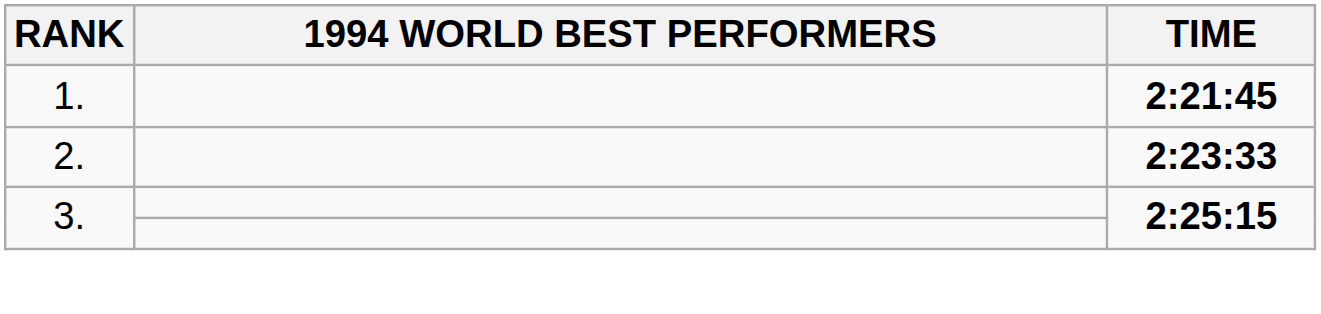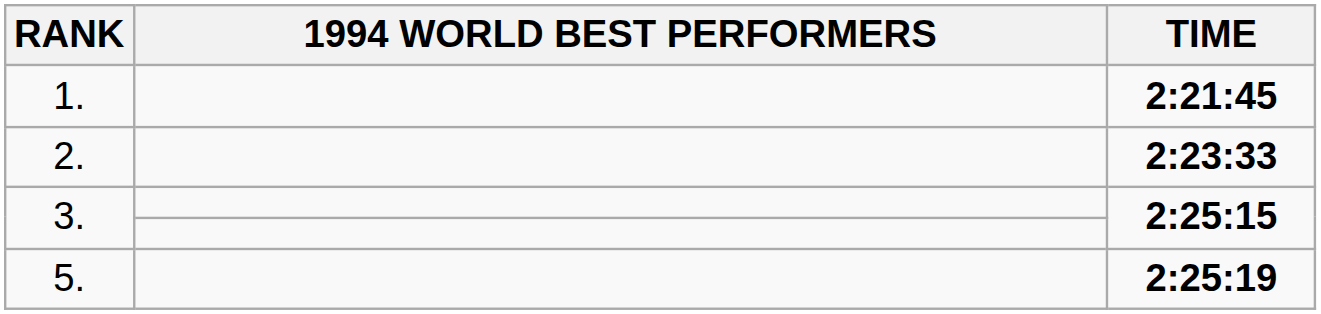+ row: (69, 277)
